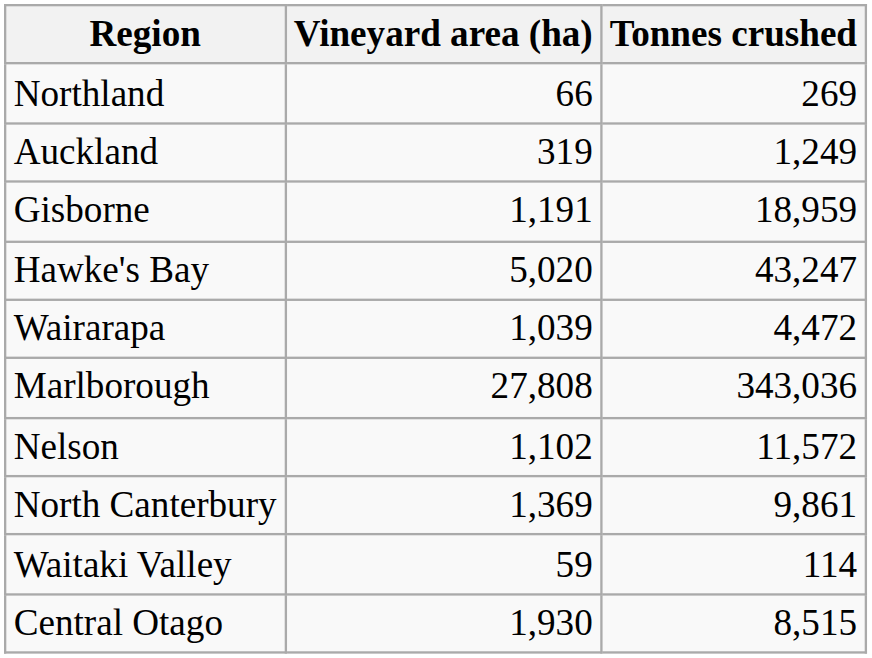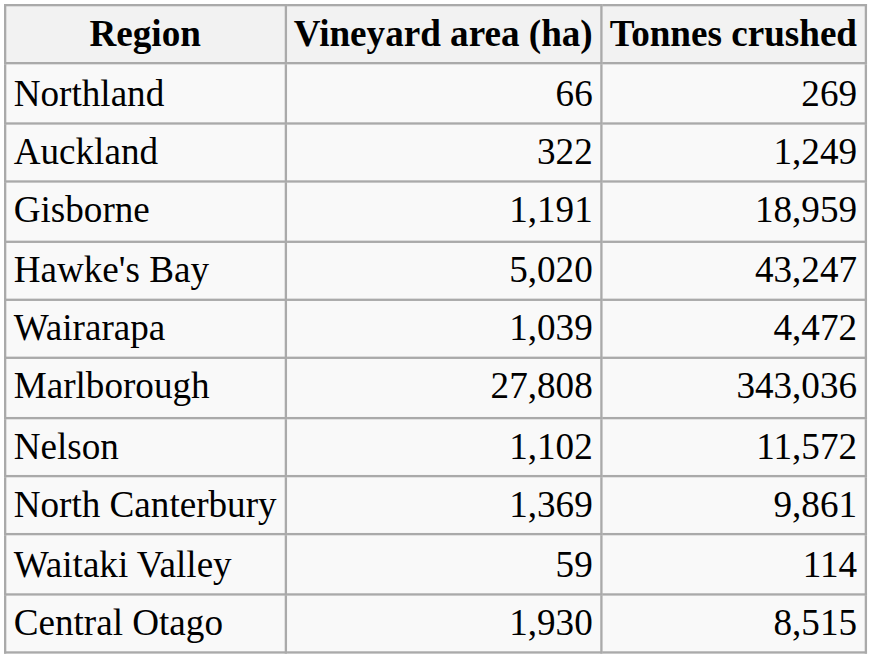(565, 151) 319 -> (565, 151) 322
